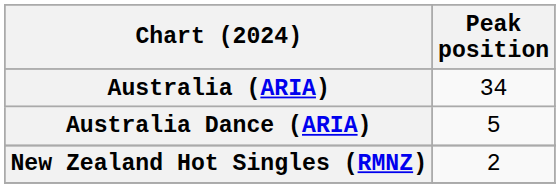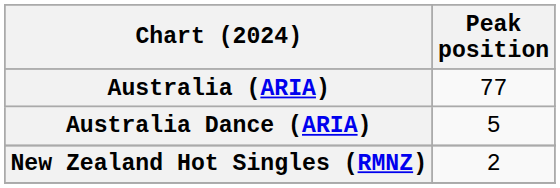(494, 88) 34 -> (494, 88) 77
